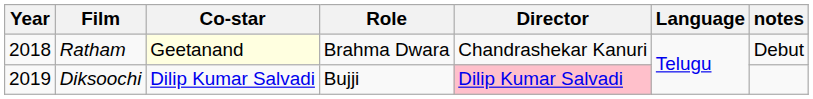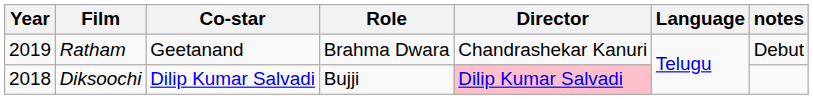(30, 49) 2018 -> (30, 49) 2019
(197, 49) lightyellow background -> (197, 49) no background
(30, 79) 2019 -> (30, 79) 2018
